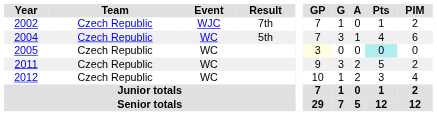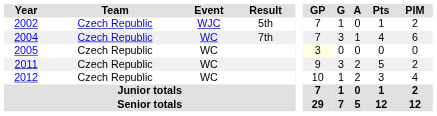(266, 24) 7th -> (266, 24) 5th
(266, 37) 5th -> (266, 37) 7th
(381, 51) paleturquoise background -> (381, 51) no background
